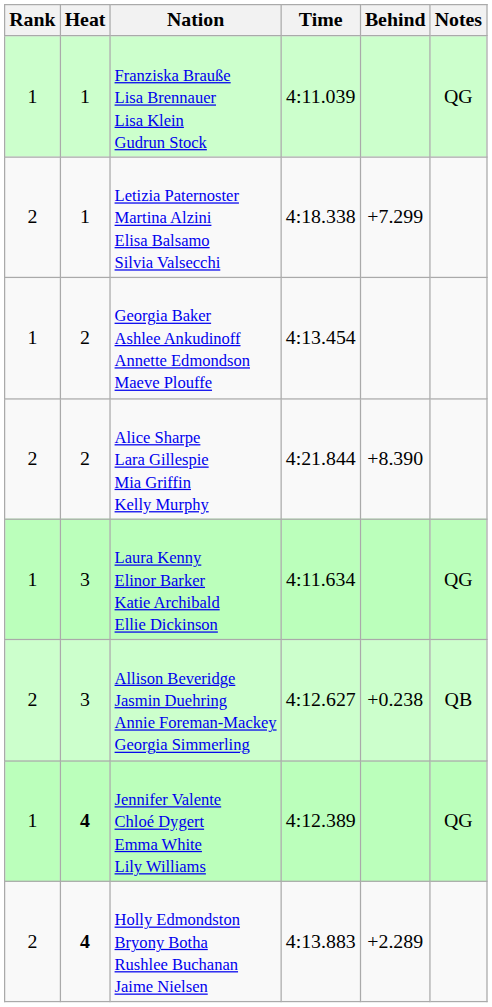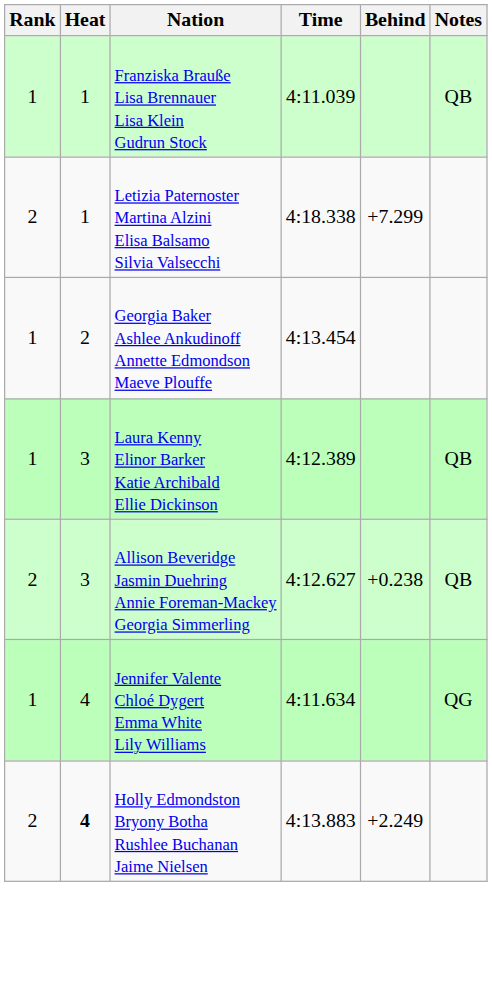(458, 96) QG -> (458, 96) QB
- row: (162, 470)
(321, 579) 4:11.634 -> (321, 458) 4:12.389
(458, 579) QG -> (458, 458) QB
(85, 820) bold -> (85, 700) normal
(321, 820) 4:12.389 -> (321, 700) 4:11.634
(395, 941) +2.289 -> (395, 820) +2.249
